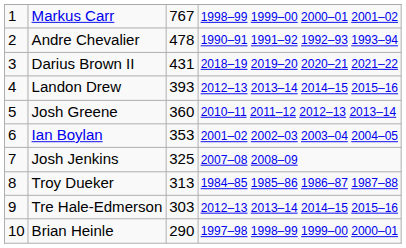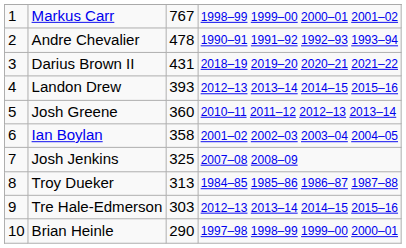(182, 135) 353 -> (182, 135) 358
